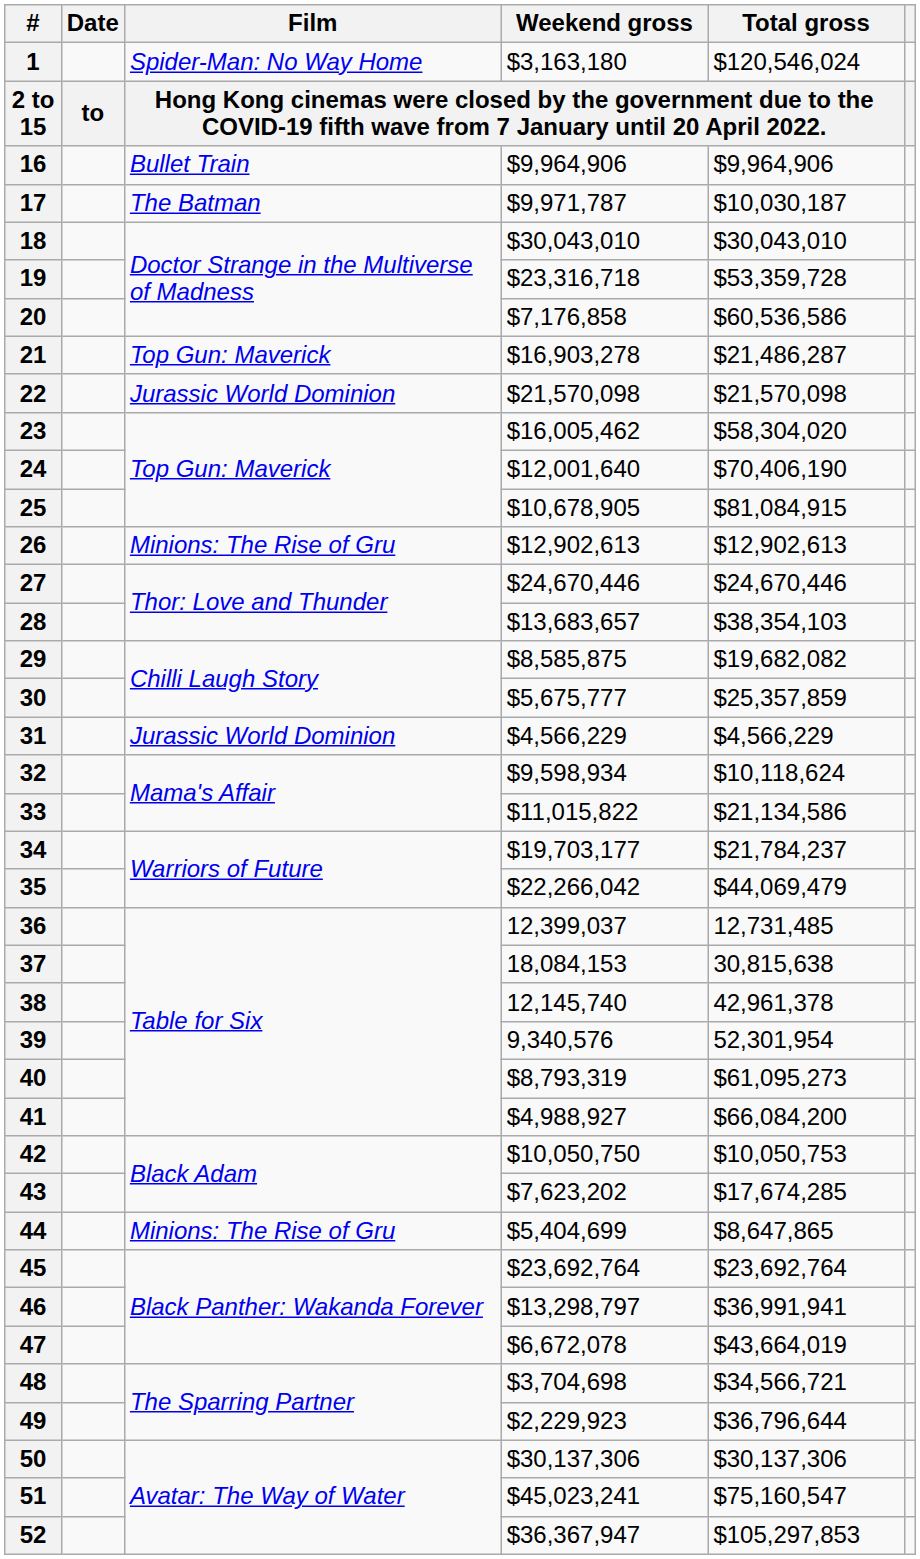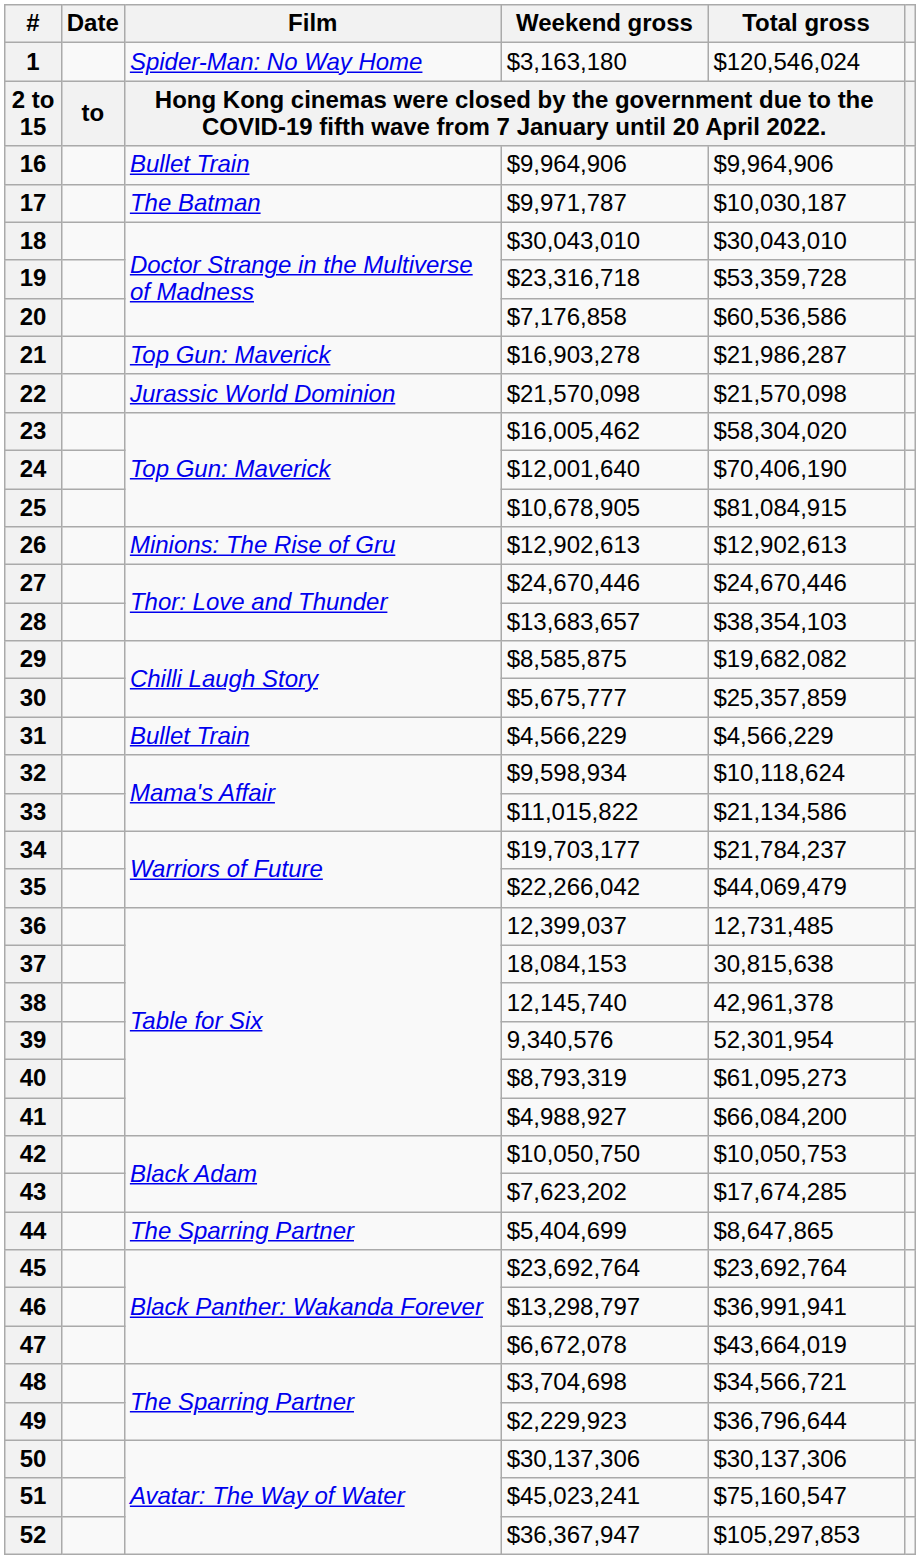(780, 355) $21,486,287 -> (780, 355) $21,986,287
(263, 735) Jurassic World Dominion -> (190, 735) Bullet Train
(263, 1230) Minions: The Rise of Gru -> (242, 1230) The Sparring Partner
